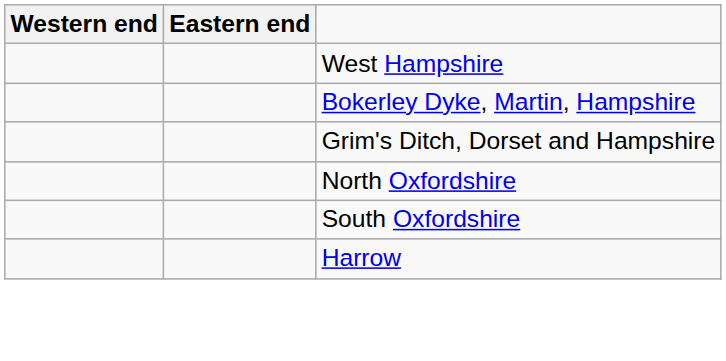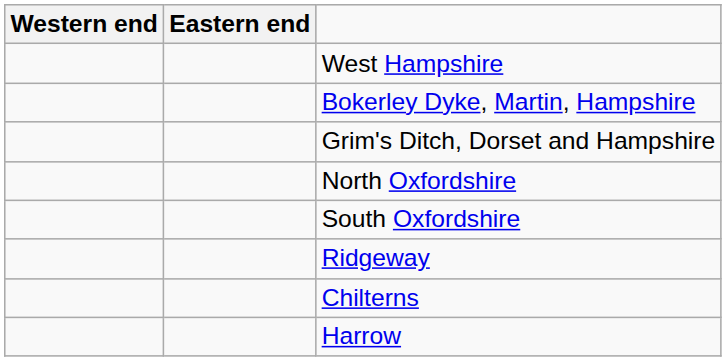+ row: (376, 258)
+ row: (370, 297)
